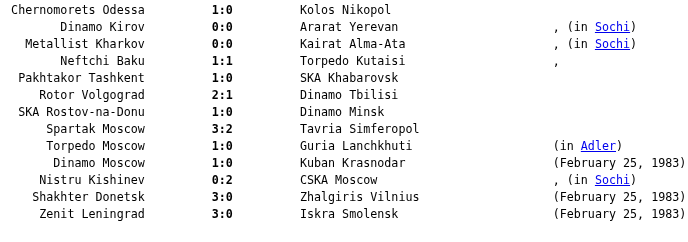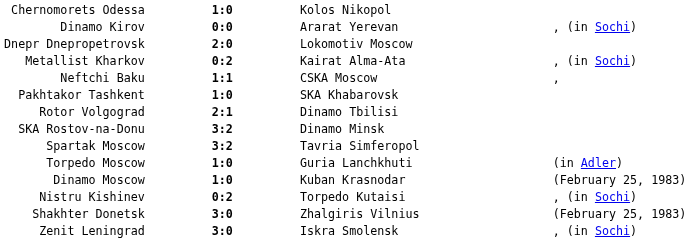+ row: (74, 44)
(222, 44) 0:0 -> (222, 61) 0:2
(353, 61) Torpedo Kutaisi -> (339, 78) CSKA Moscow
(222, 112) 1:0 -> (222, 129) 3:2
(339, 180) CSKA Moscow -> (353, 197) Torpedo Kutaisi
(620, 214) (February 25, 1983) -> (595, 231) , (in Sochi)
